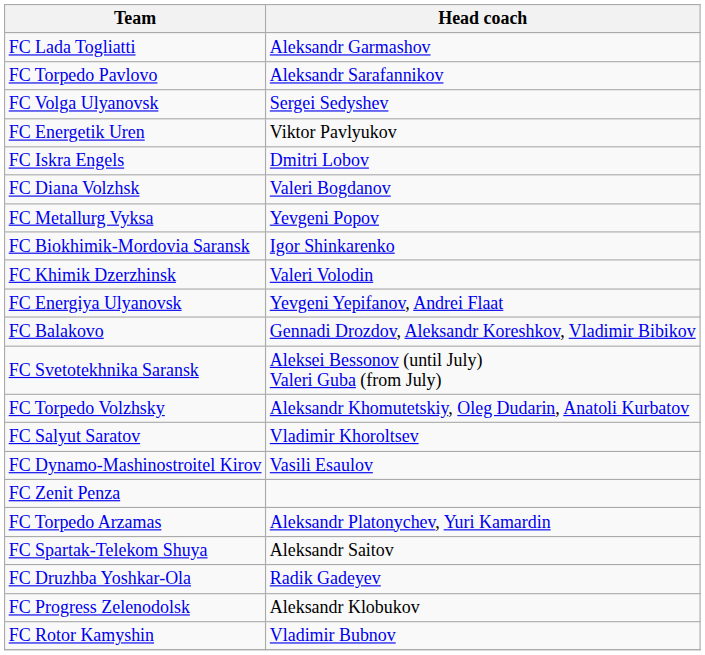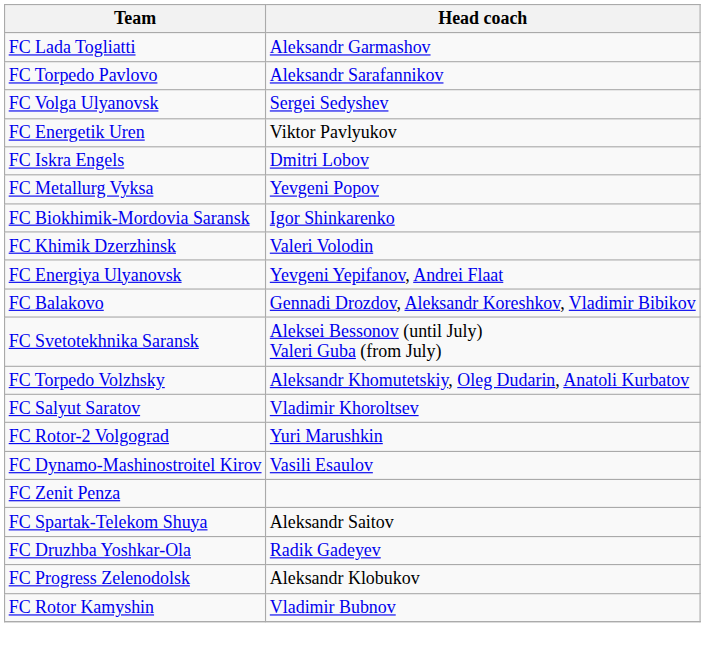- row: (74, 189)
+ row: (89, 436)
- row: (85, 522)
